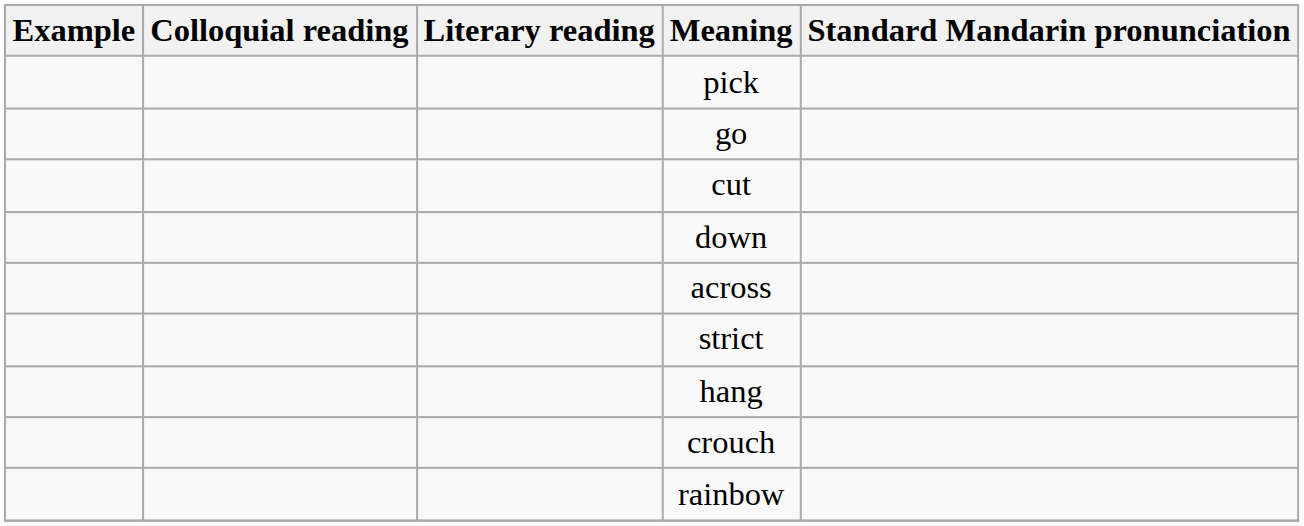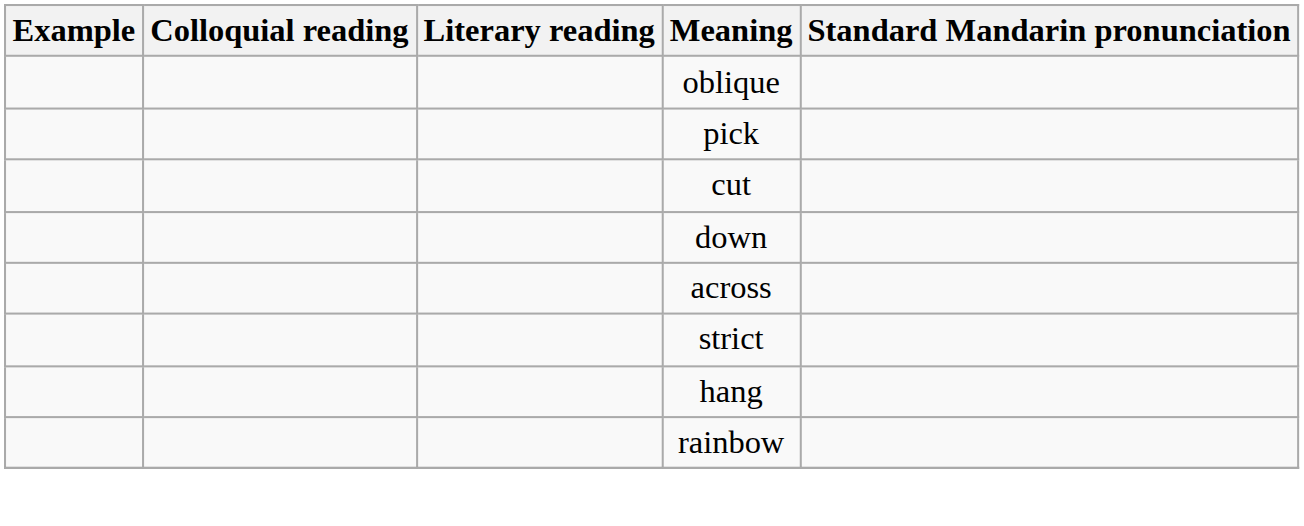+ row: (731, 81)
- row: (731, 133)
- row: (731, 442)
